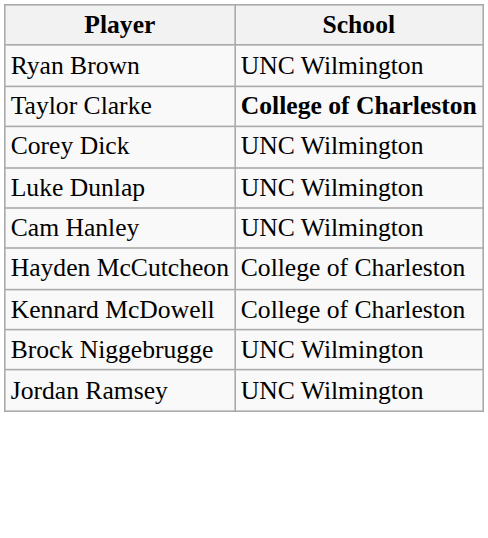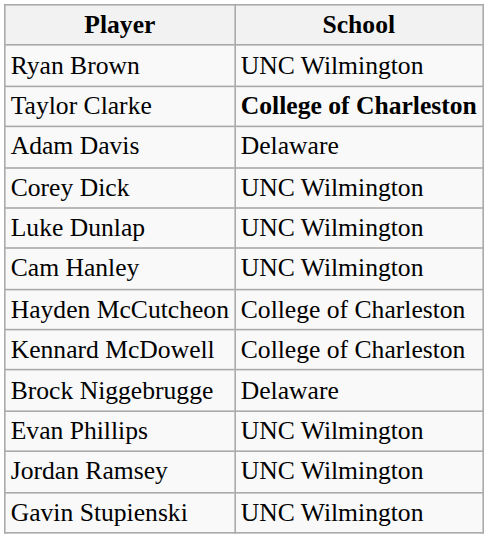+ row: (75, 146)
(332, 349) UNC Wilmington -> (290, 390) Delaware
+ row: (79, 430)
+ row: (99, 512)
